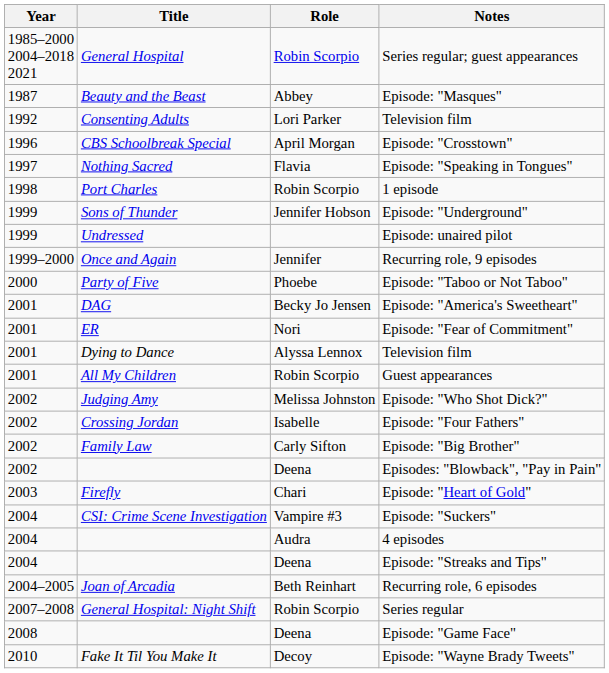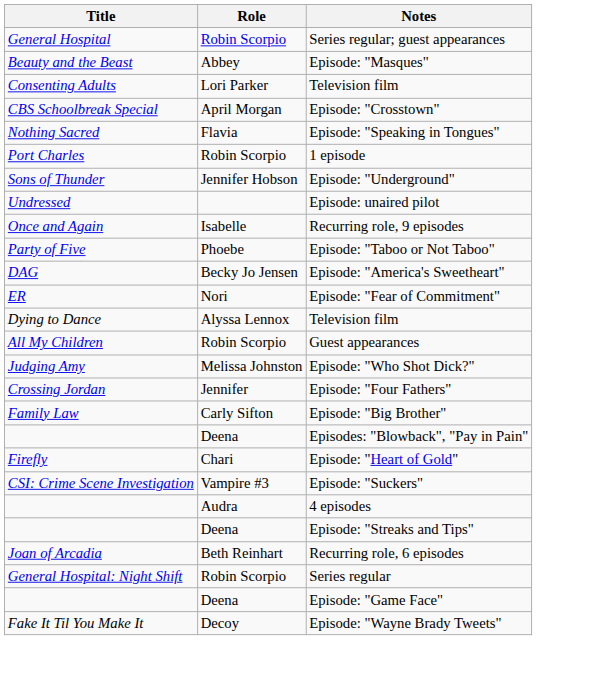- column: (41, 16)
(297, 259) Jennifer -> (224, 226) Isabelle
(297, 422) Isabelle -> (224, 389) Jennifer
